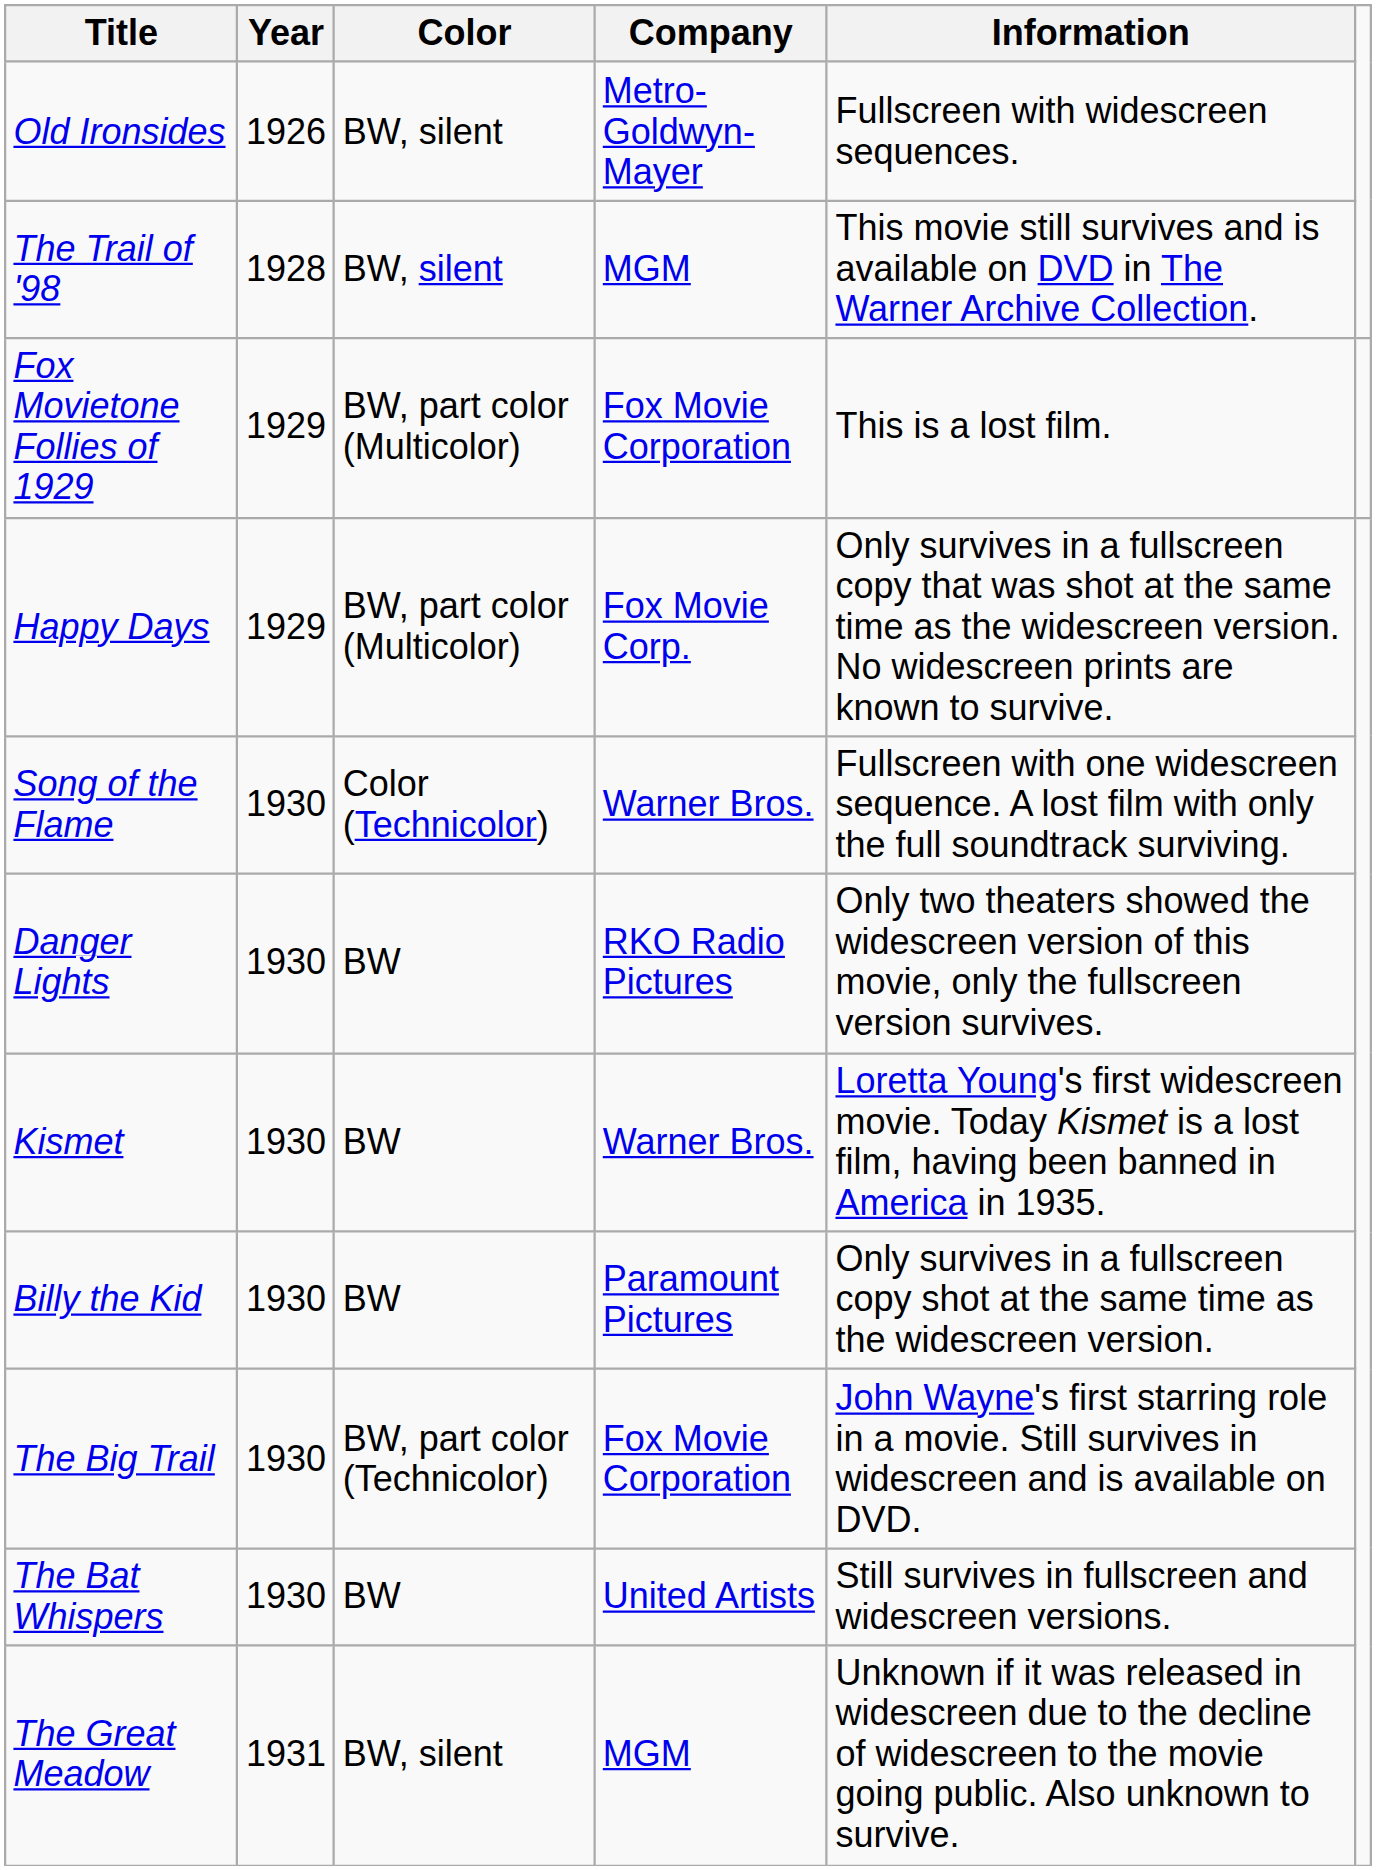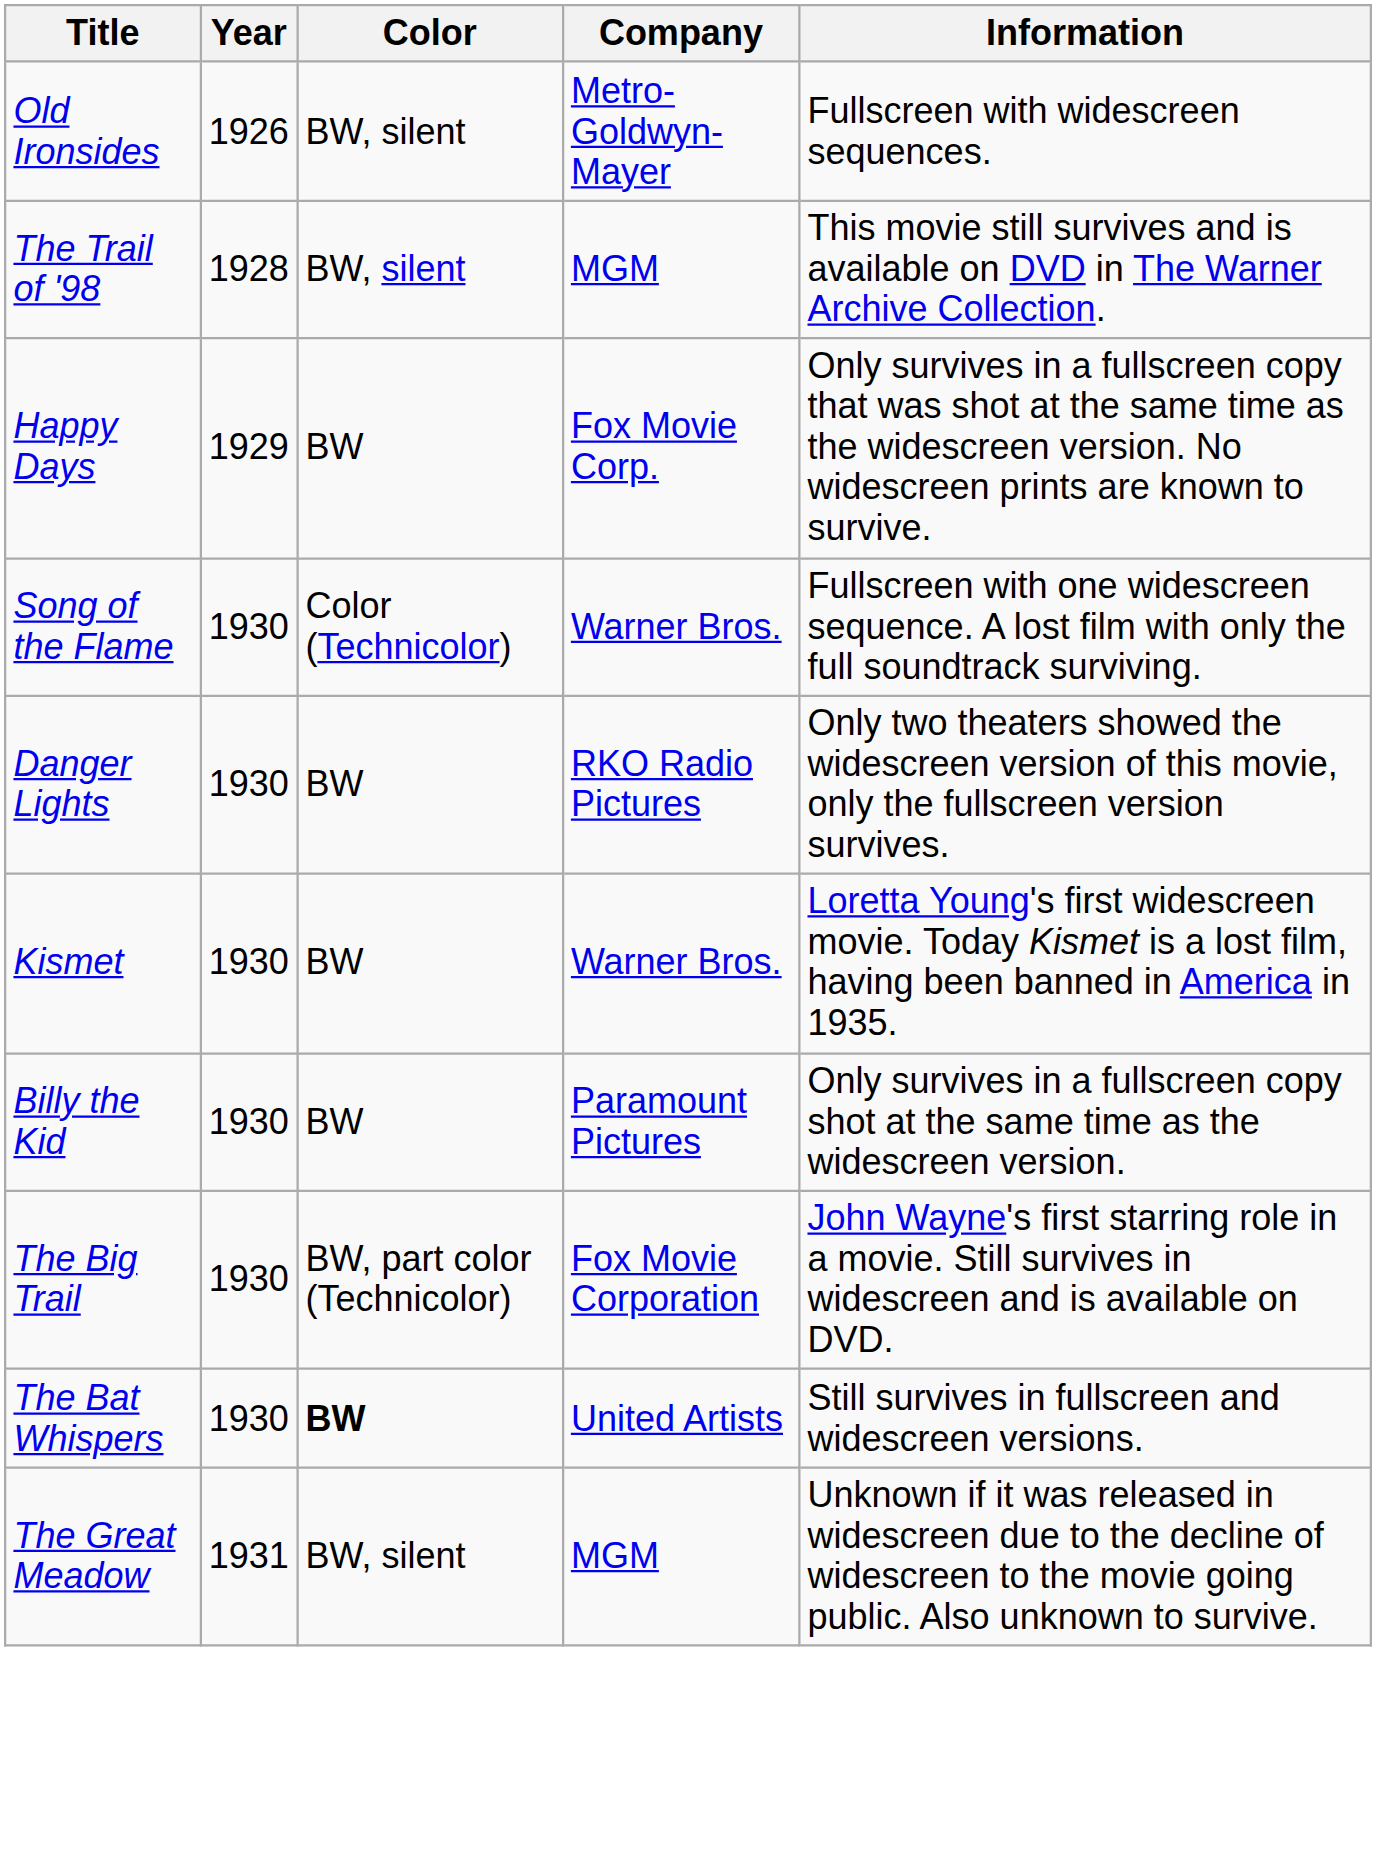- row: (96, 427)
(456, 625) BW, part color (Multicolor) -> (334, 447) BW
(372, 1596) normal -> (335, 1417) bold
